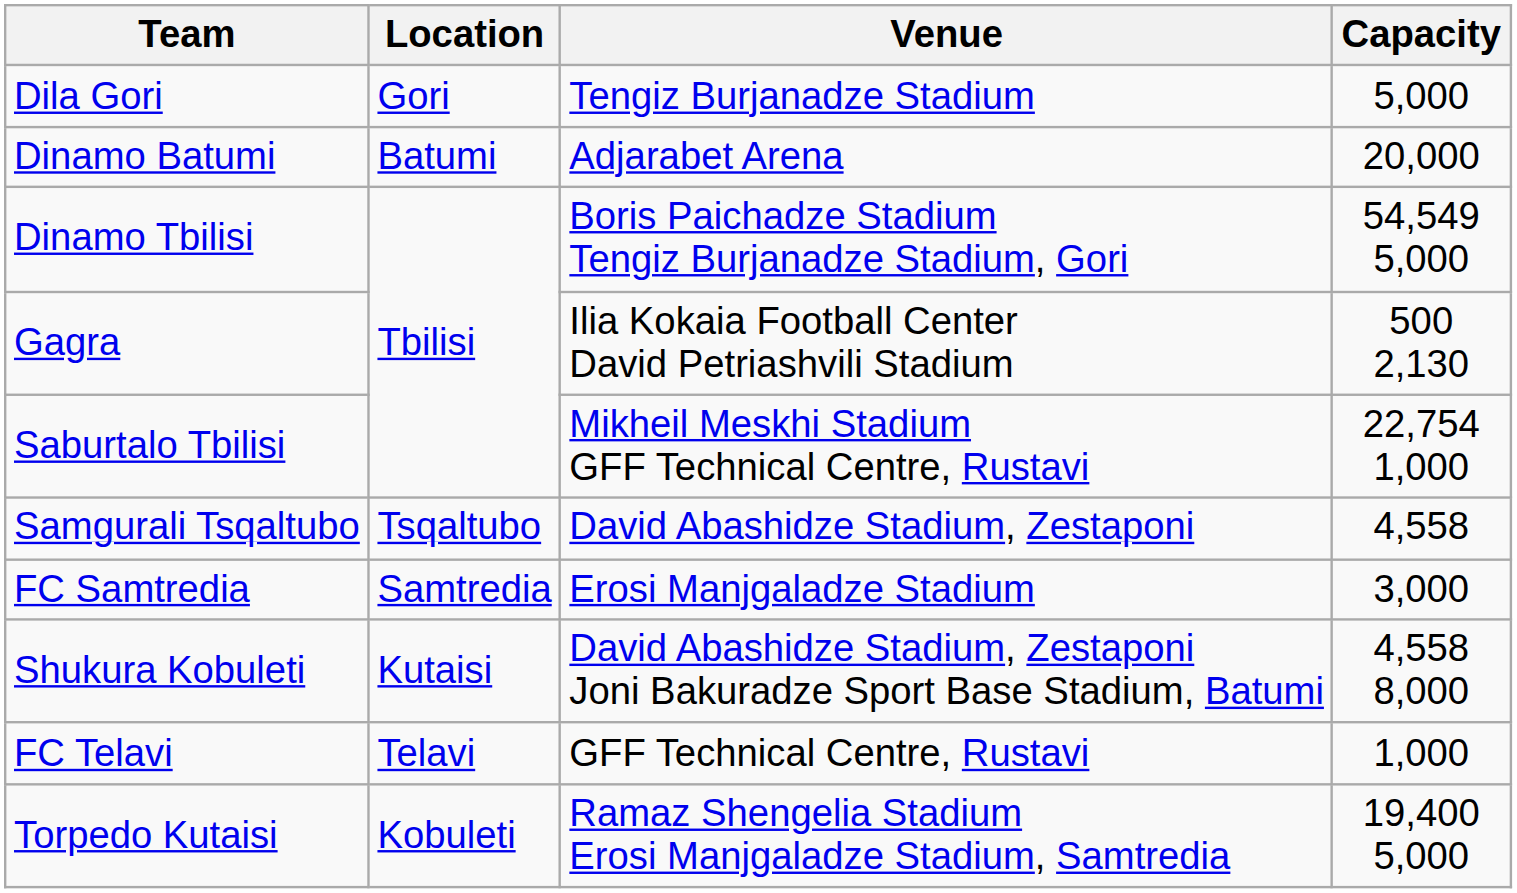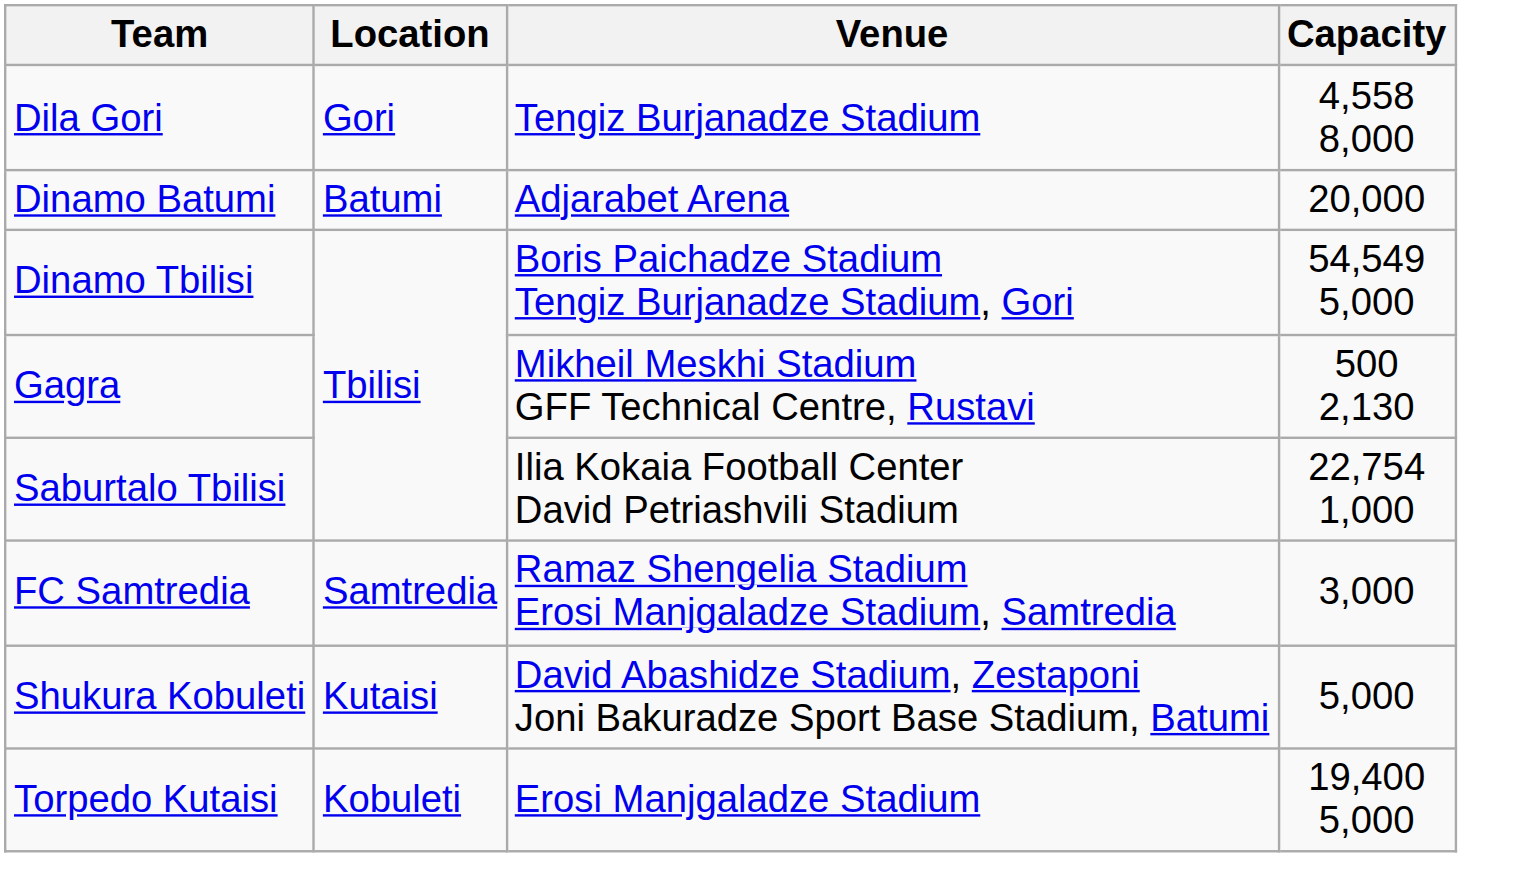(1421, 95) 5,000 -> (1367, 116) 4,558 8,000
(794, 341) Ilia Kokaia Football Center David Petriashvili Stadium -> (775, 384) Mikheil Meskhi Stadium GFF Technical Centre, Rustavi
(829, 445) Mikheil Meskhi Stadium GFF Technical Centre, Rustavi -> (739, 488) Ilia Kokaia Football Center David Petriashvili Stadium
- row: (187, 527)
(802, 588) Erosi Manjgaladze Stadium -> (845, 592) Ramaz Shengelia Stadium Erosi Manjgaladze Stadium, Samtredia
(1421, 670) 4,558 8,000 -> (1367, 695) 5,000
- row: (93, 752)
(900, 834) Ramaz Shengelia Stadium Erosi Manjgaladze Stadium, Samtredia -> (748, 799) Erosi Manjgaladze Stadium
